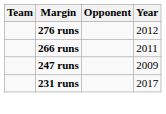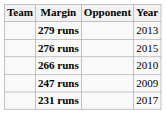+ row: (58, 30)
(147, 30) 2012 -> (147, 48) 2015
(147, 48) 2011 -> (147, 65) 2010
